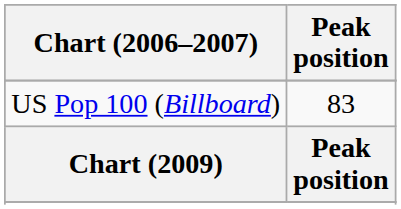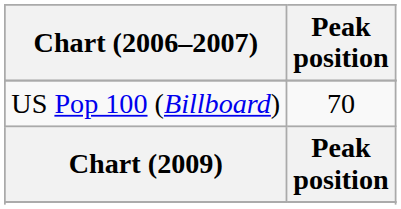(341, 103) 83 -> (341, 103) 70
